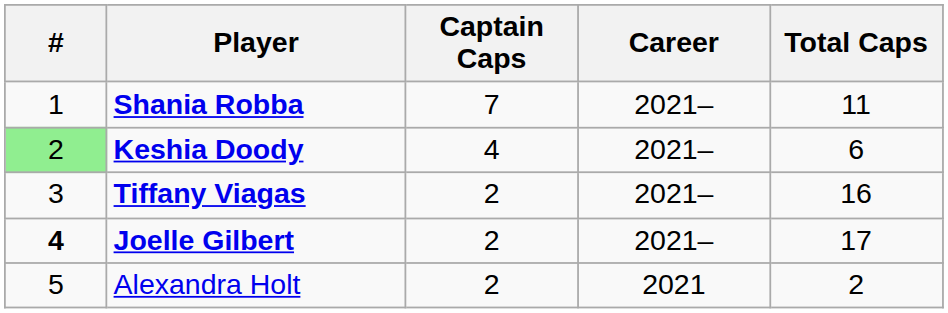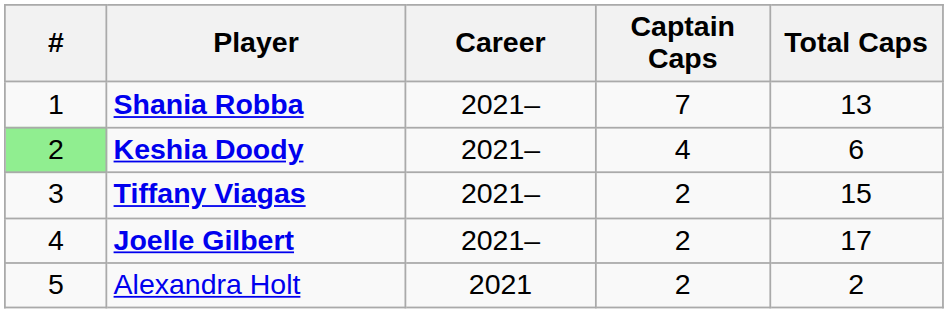columns swapped: (674, 43) <-> (492, 43)
(856, 104) 11 -> (856, 104) 13
(856, 194) 16 -> (856, 194) 15
(56, 239) bold -> (56, 239) normal
